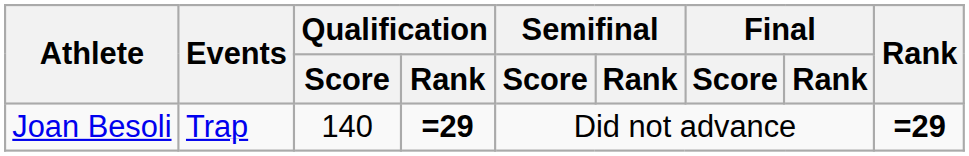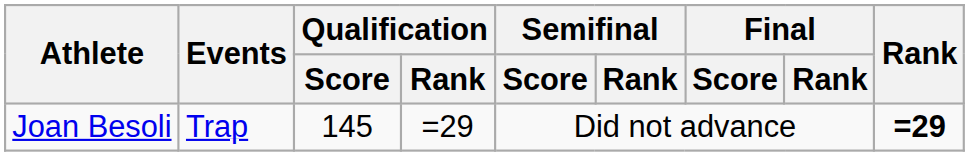(347, 127) 140 -> (347, 127) 145
(448, 127) bold -> (448, 127) normal
